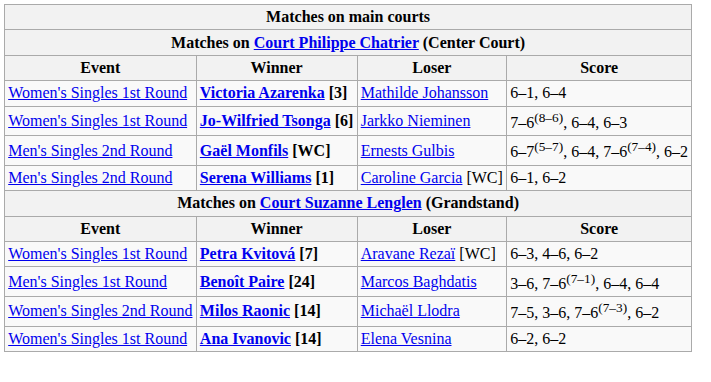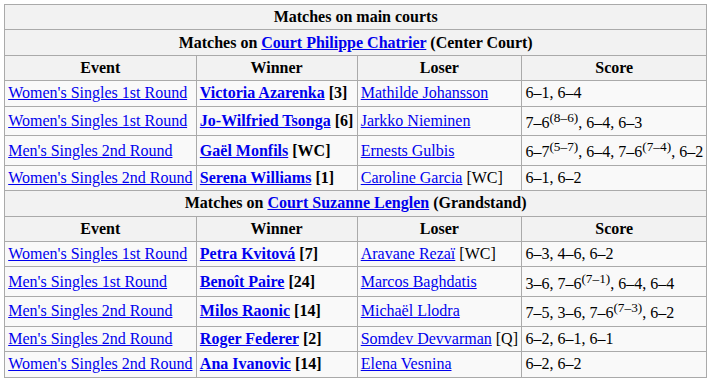(90, 178) Men's Singles 2nd Round -> (100, 178) Women's Singles 2nd Round
(100, 311) Women's Singles 2nd Round -> (90, 311) Men's Singles 2nd Round
+ row: (261, 338)
(98, 338) Women's Singles 1st Round -> (100, 364) Women's Singles 2nd Round
